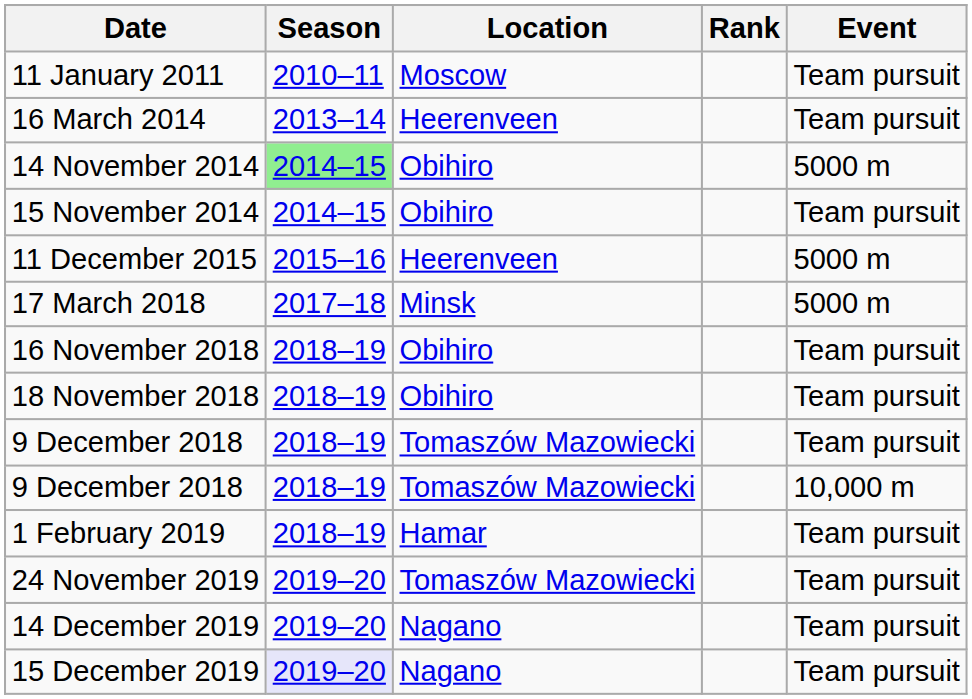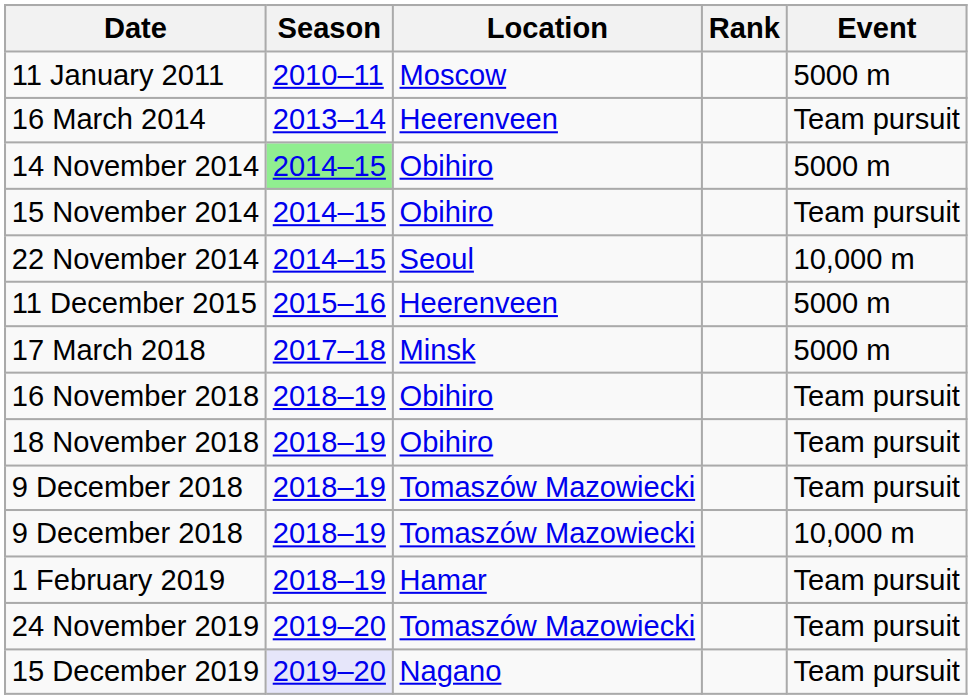(877, 74) Team pursuit -> (842, 74) 5000 m
+ row: (135, 258)
- row: (135, 626)
